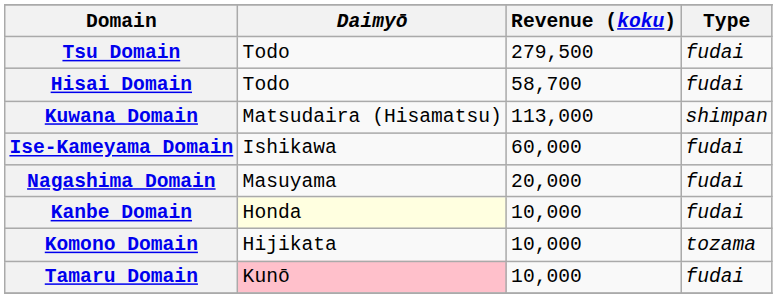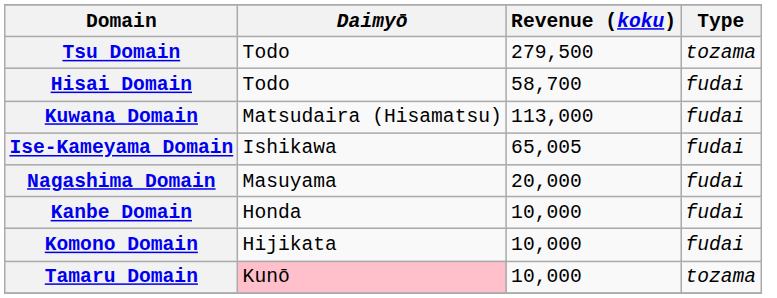(715, 53) fudai -> (721, 53) tozama
(727, 117) shimpan -> (715, 117) fudai
(546, 149) 60,000 -> (546, 149) 65,005
(272, 213) lightyellow background -> (272, 213) no background
(721, 245) tozama -> (715, 245) fudai
(715, 277) fudai -> (721, 277) tozama
